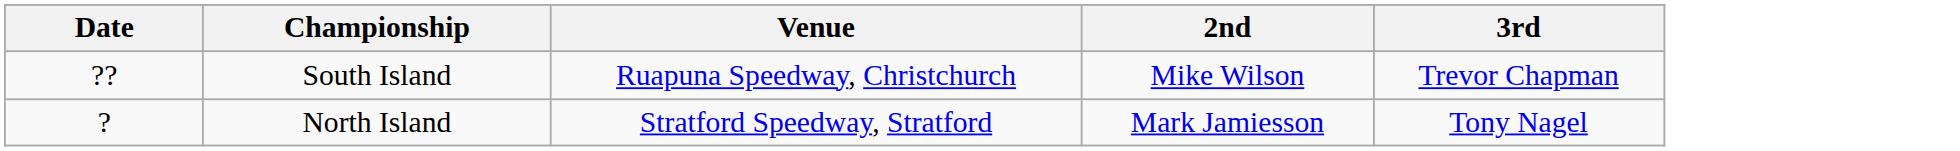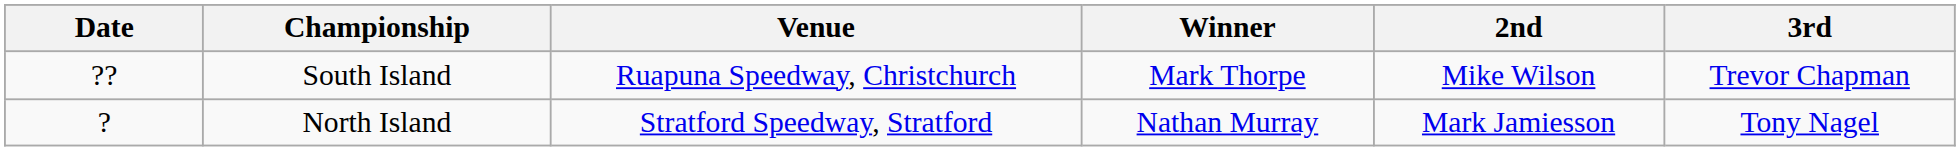+ column: (1227, 27)
